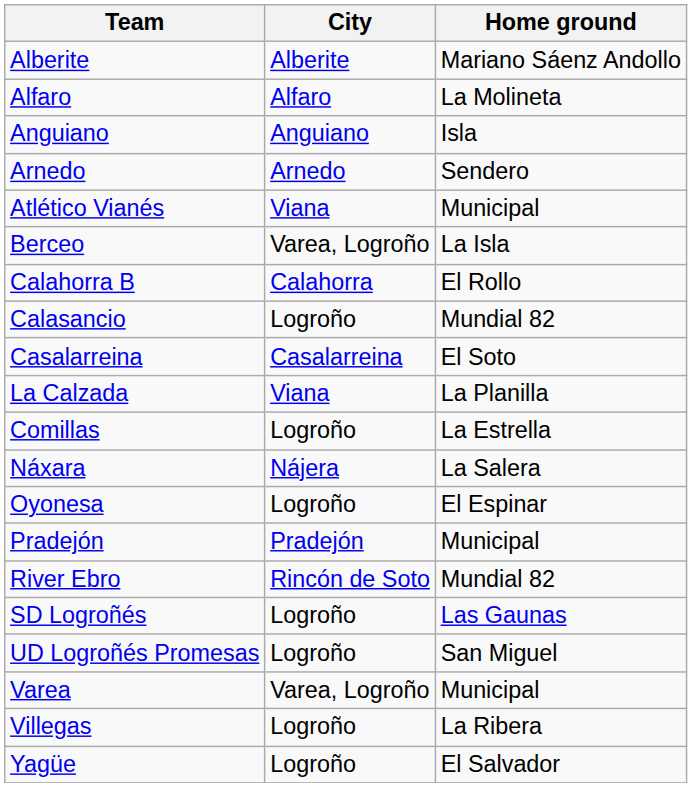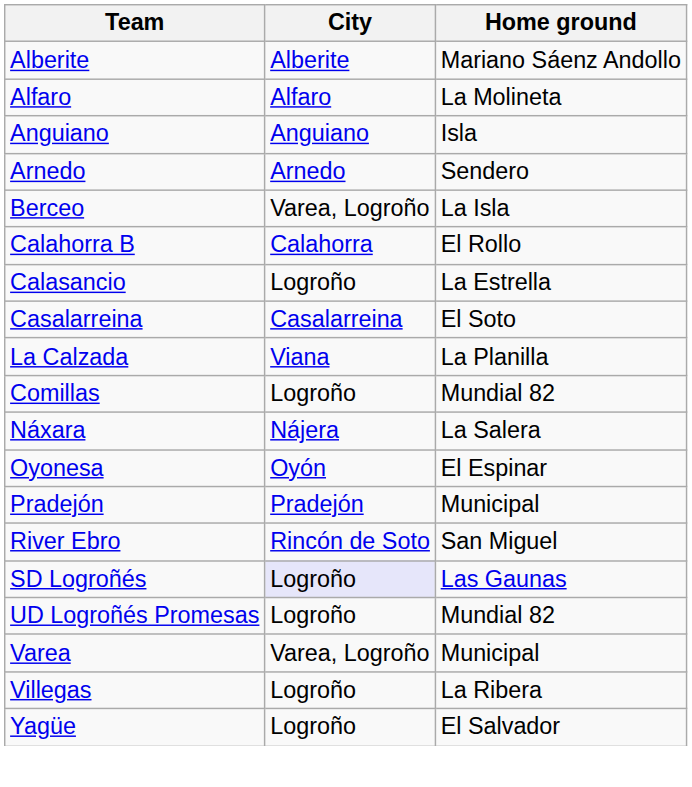- row: (87, 208)
(498, 319) Mundial 82 -> (496, 282) La Estrella
(496, 430) La Estrella -> (498, 393) Mundial 82
(313, 504) Logroño -> (298, 467) Oyón
(498, 578) Mundial 82 -> (499, 541) San Miguel
(313, 615) no background -> (313, 578) lavender background
(499, 652) San Miguel -> (498, 615) Mundial 82
